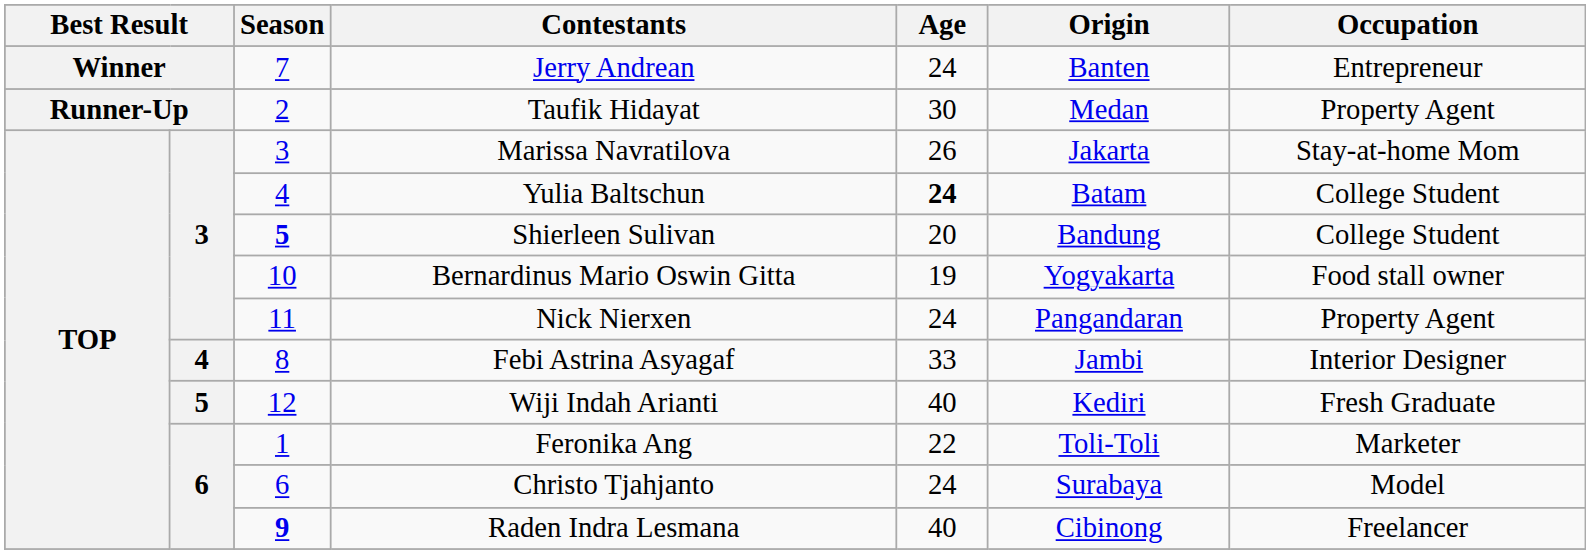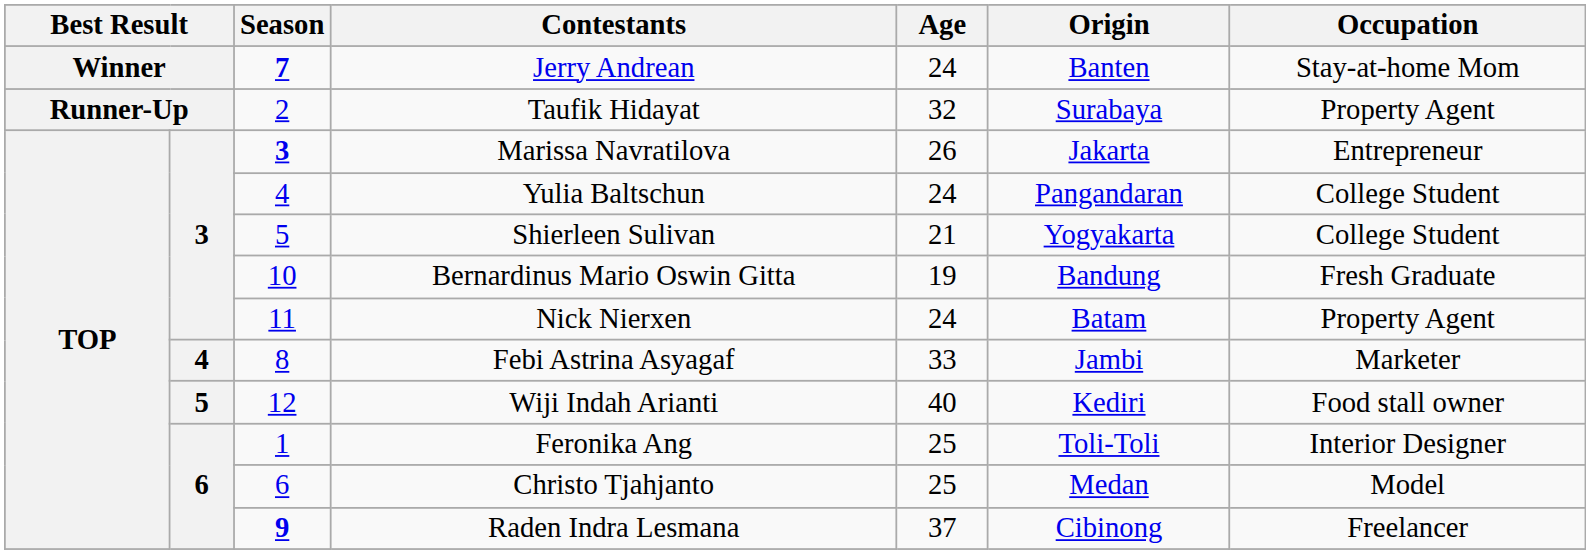(282, 67) normal -> (282, 67) bold
(1408, 67) Entrepreneur -> (1408, 67) Stay-at-home Mom
(942, 109) 30 -> (942, 109) 32
(1109, 109) Medan -> (1109, 109) Surabaya
(282, 150) normal -> (282, 150) bold
(1408, 150) Stay-at-home Mom -> (1408, 150) Entrepreneur
(942, 192) bold -> (942, 192) normal
(1109, 192) Batam -> (1109, 192) Pangandaran
(282, 234) bold -> (282, 234) normal
(942, 234) 20 -> (942, 234) 21
(1109, 234) Bandung -> (1109, 234) Yogyakarta
(1109, 276) Yogyakarta -> (1109, 276) Bandung
(1408, 276) Food stall owner -> (1408, 276) Fresh Graduate
(1109, 318) Pangandaran -> (1109, 318) Batam
(1408, 360) Interior Designer -> (1408, 360) Marketer
(1408, 401) Fresh Graduate -> (1408, 401) Food stall owner
(942, 443) 22 -> (942, 443) 25
(1408, 443) Marketer -> (1408, 443) Interior Designer
(942, 485) 24 -> (942, 485) 25
(1109, 485) Surabaya -> (1109, 485) Medan
(942, 527) 40 -> (942, 527) 37
